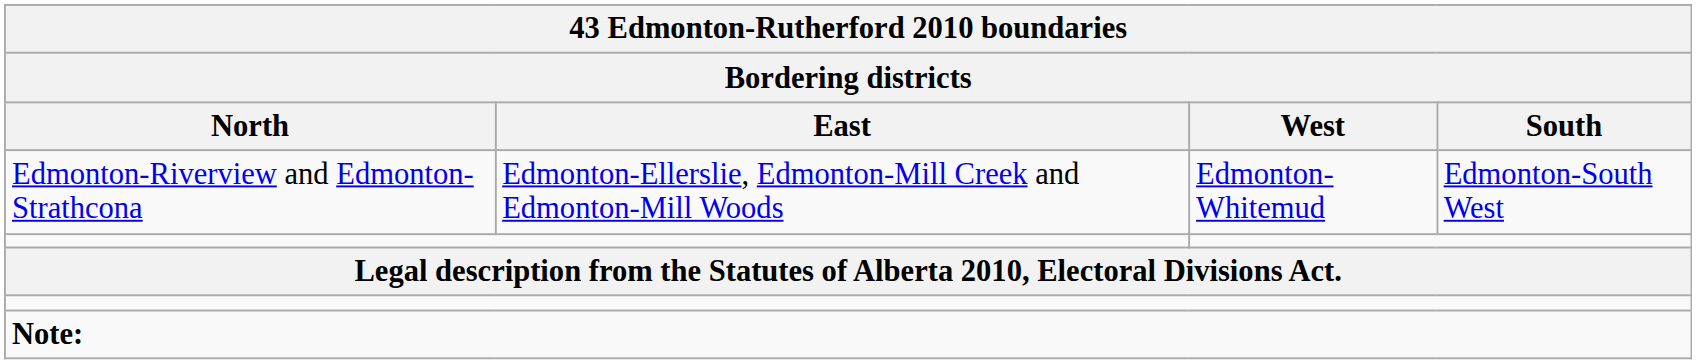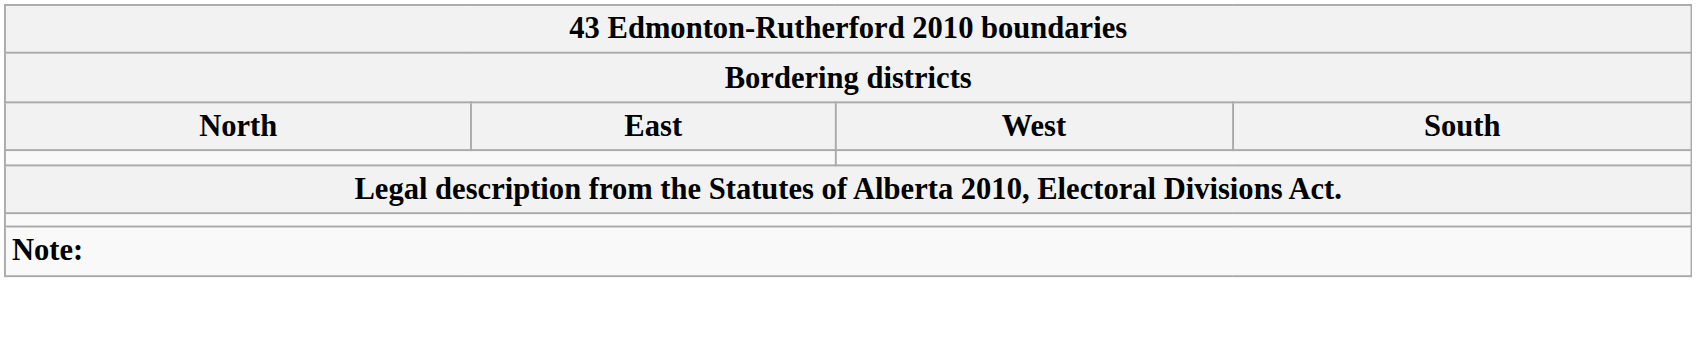- row: (243, 191)
